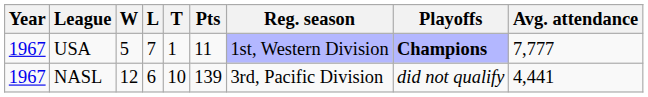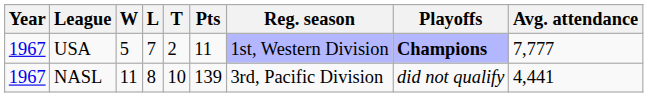(172, 48) 1 -> (172, 48) 2
(129, 77) 12 -> (129, 77) 11
(151, 77) 6 -> (151, 77) 8
